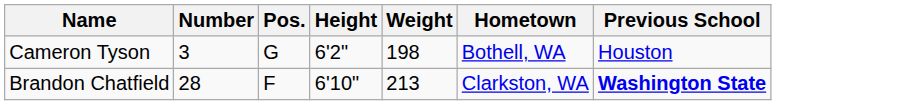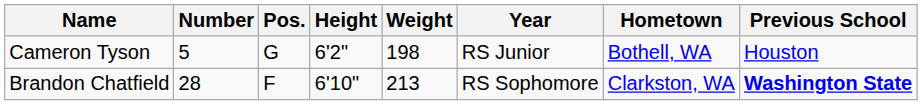+ column: (530, 20)
(184, 52) 3 -> (184, 52) 5
